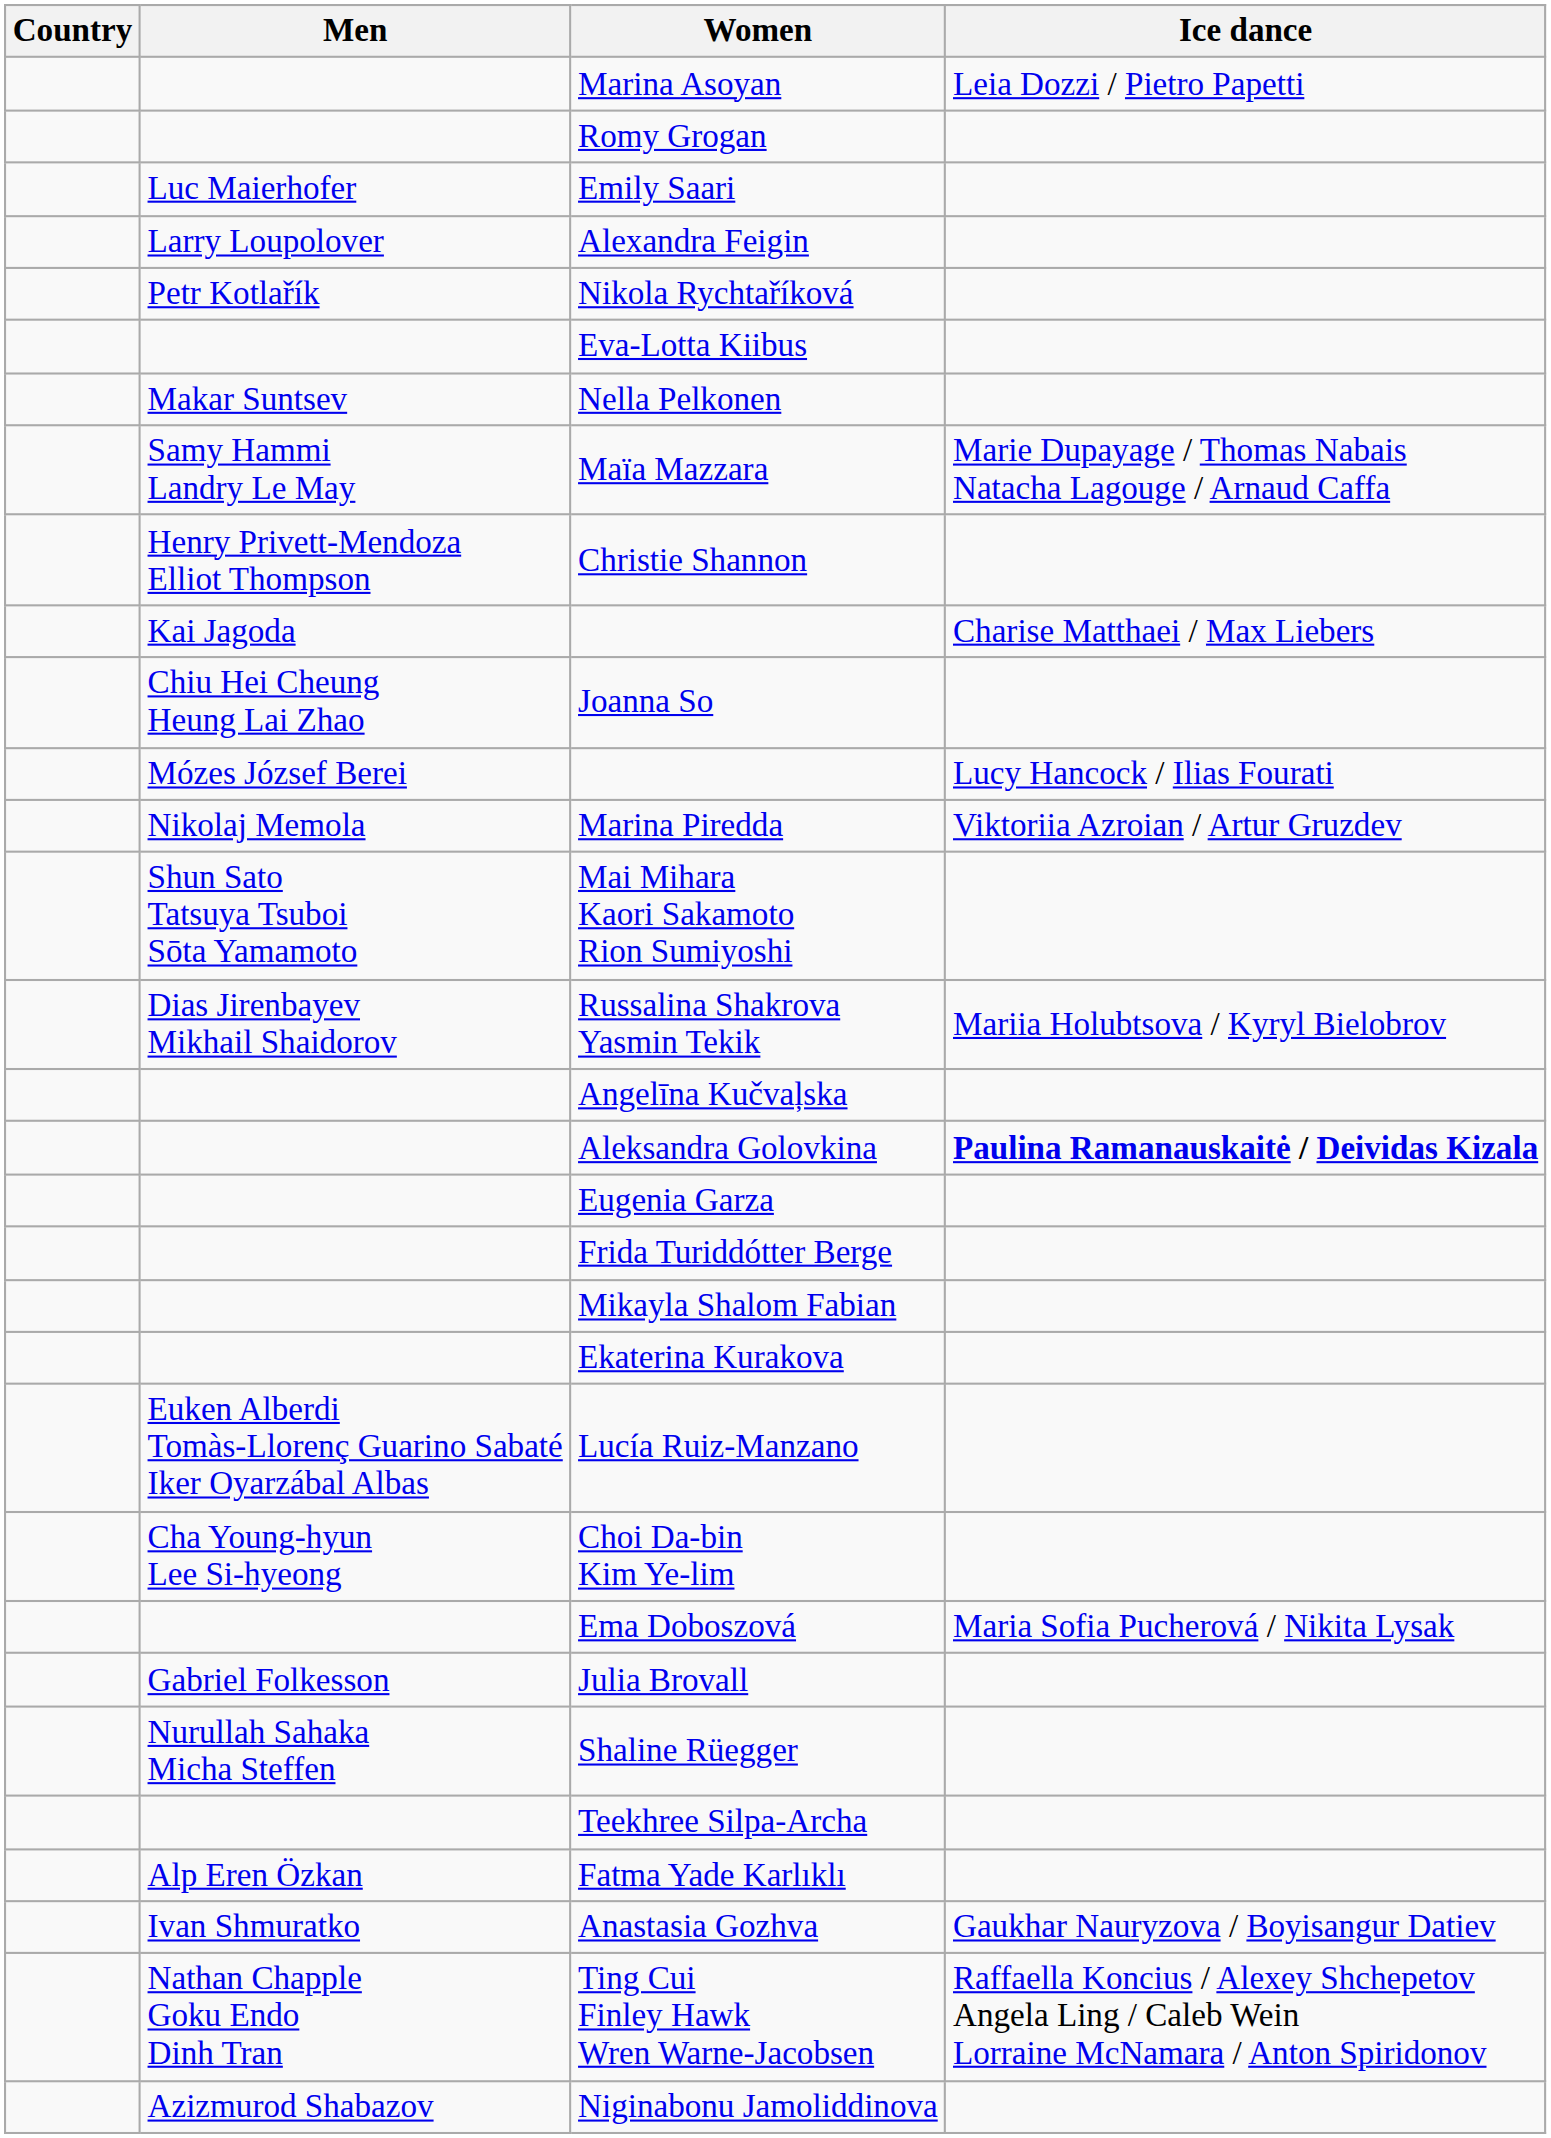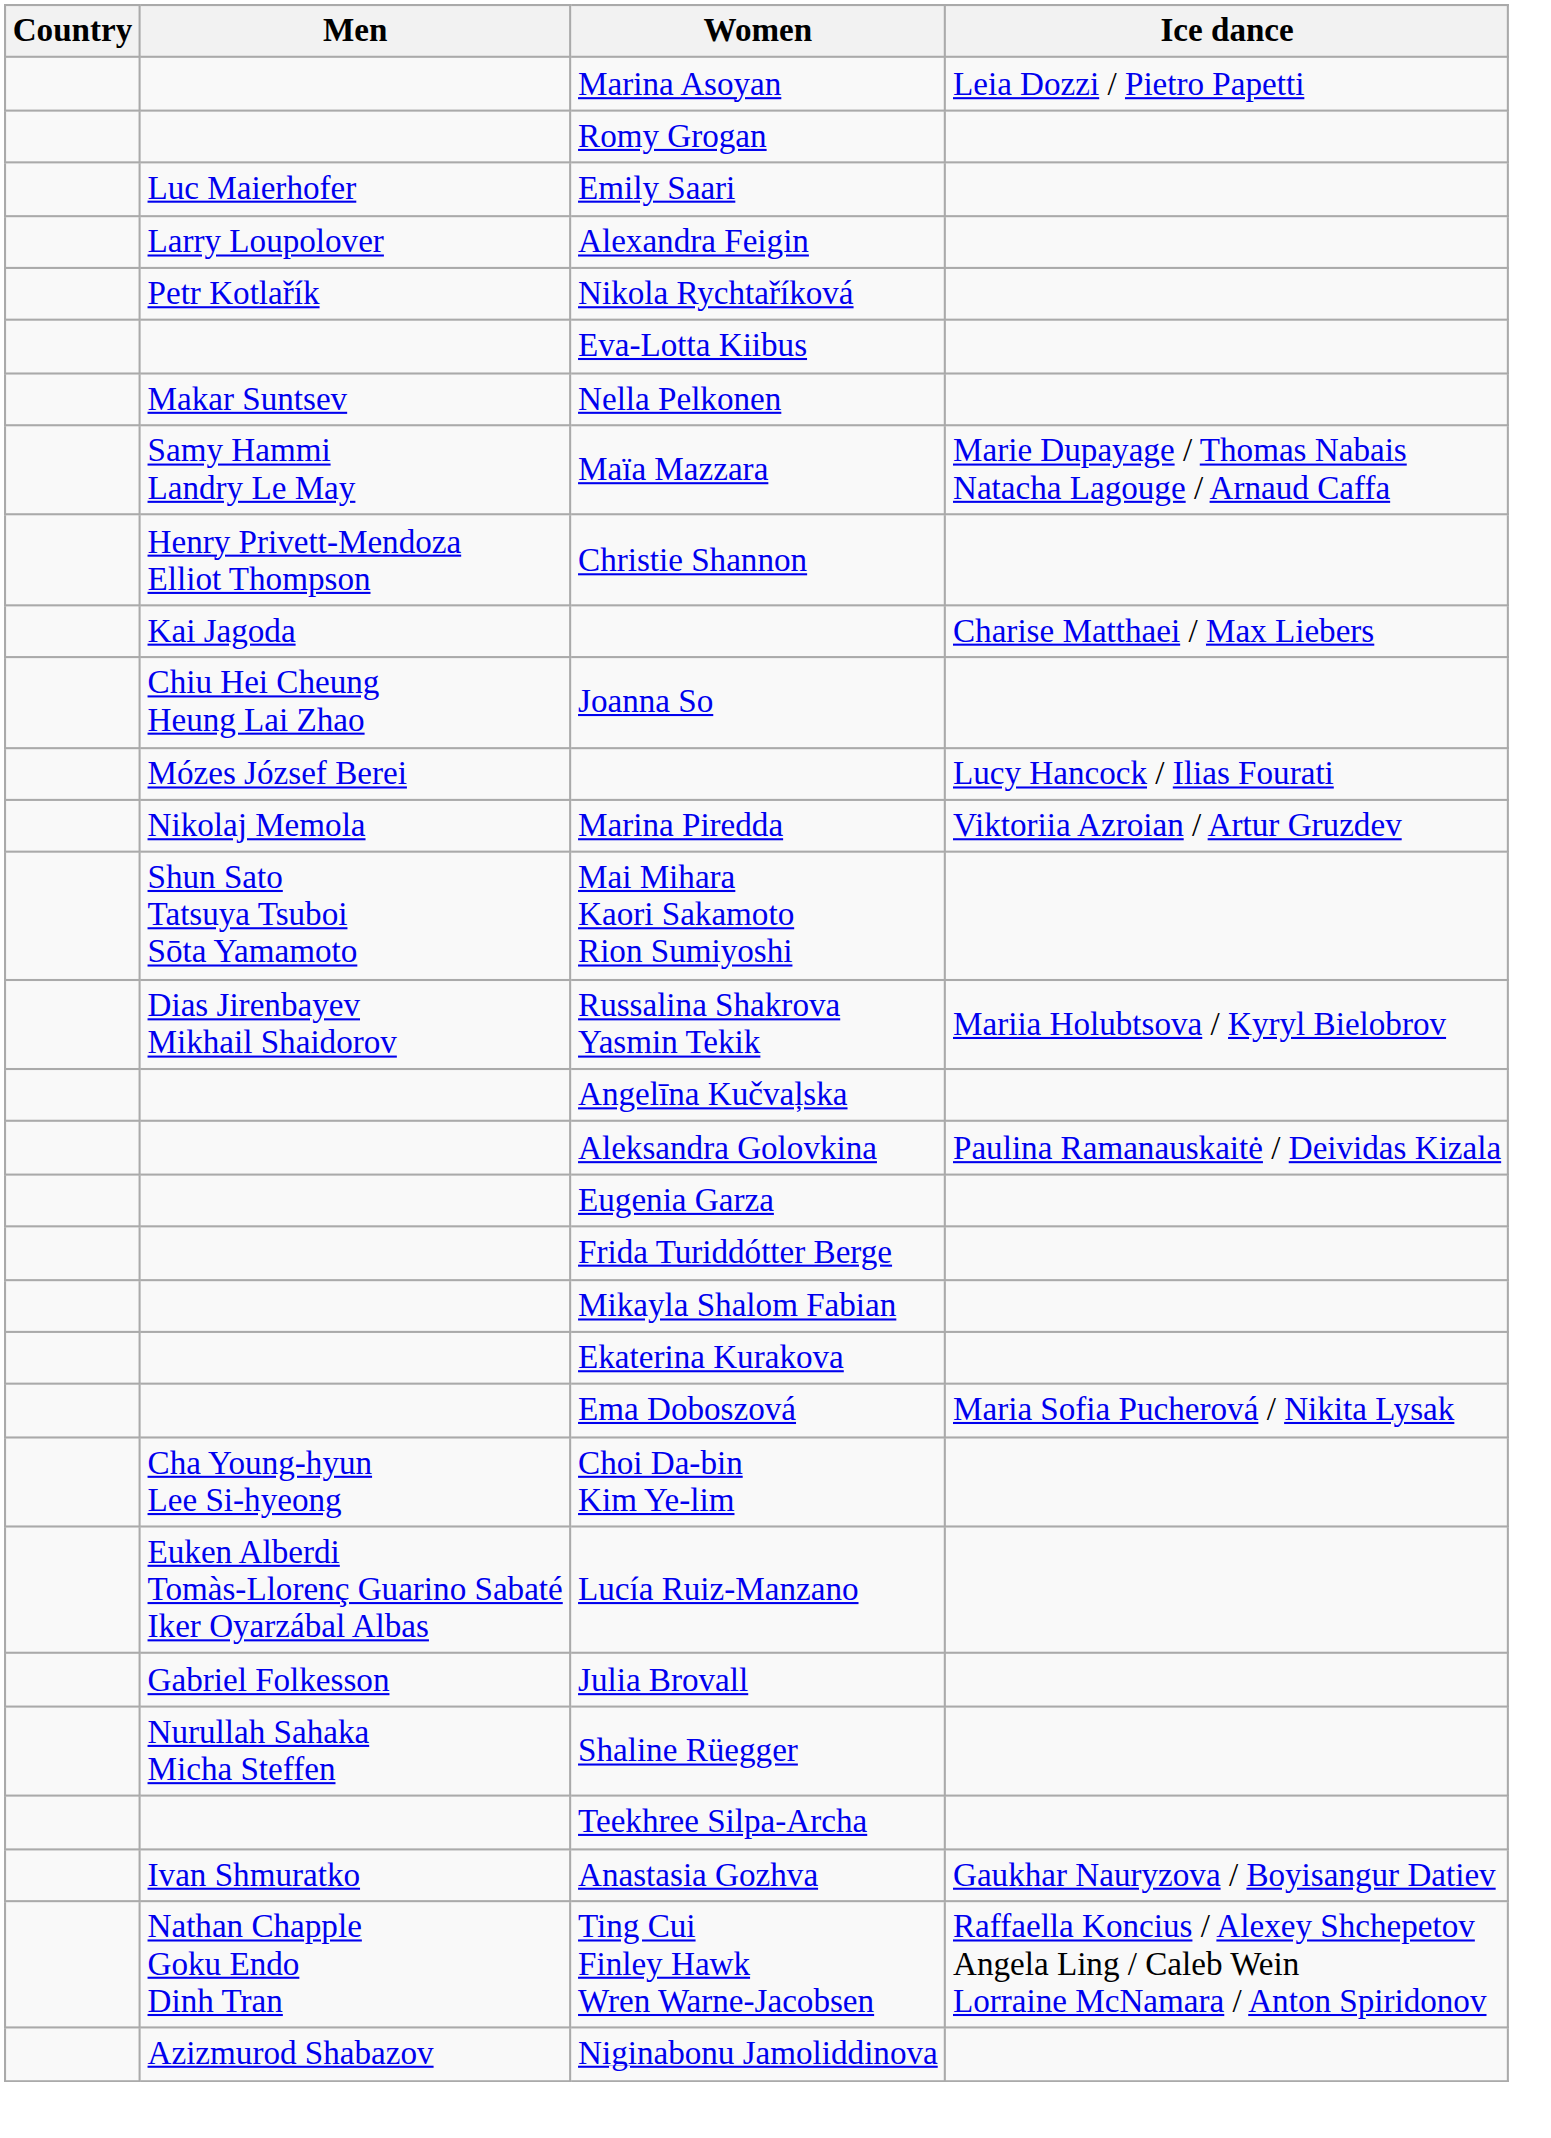(1246, 1147) bold -> (1227, 1147) normal
rows swapped: (355, 1627) <-> (355, 1447)
- row: (255, 1874)
